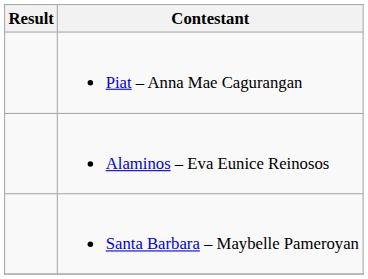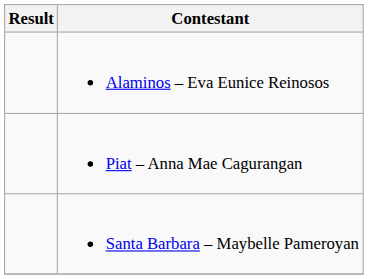rows swapped: (210, 163) <-> (210, 83)
